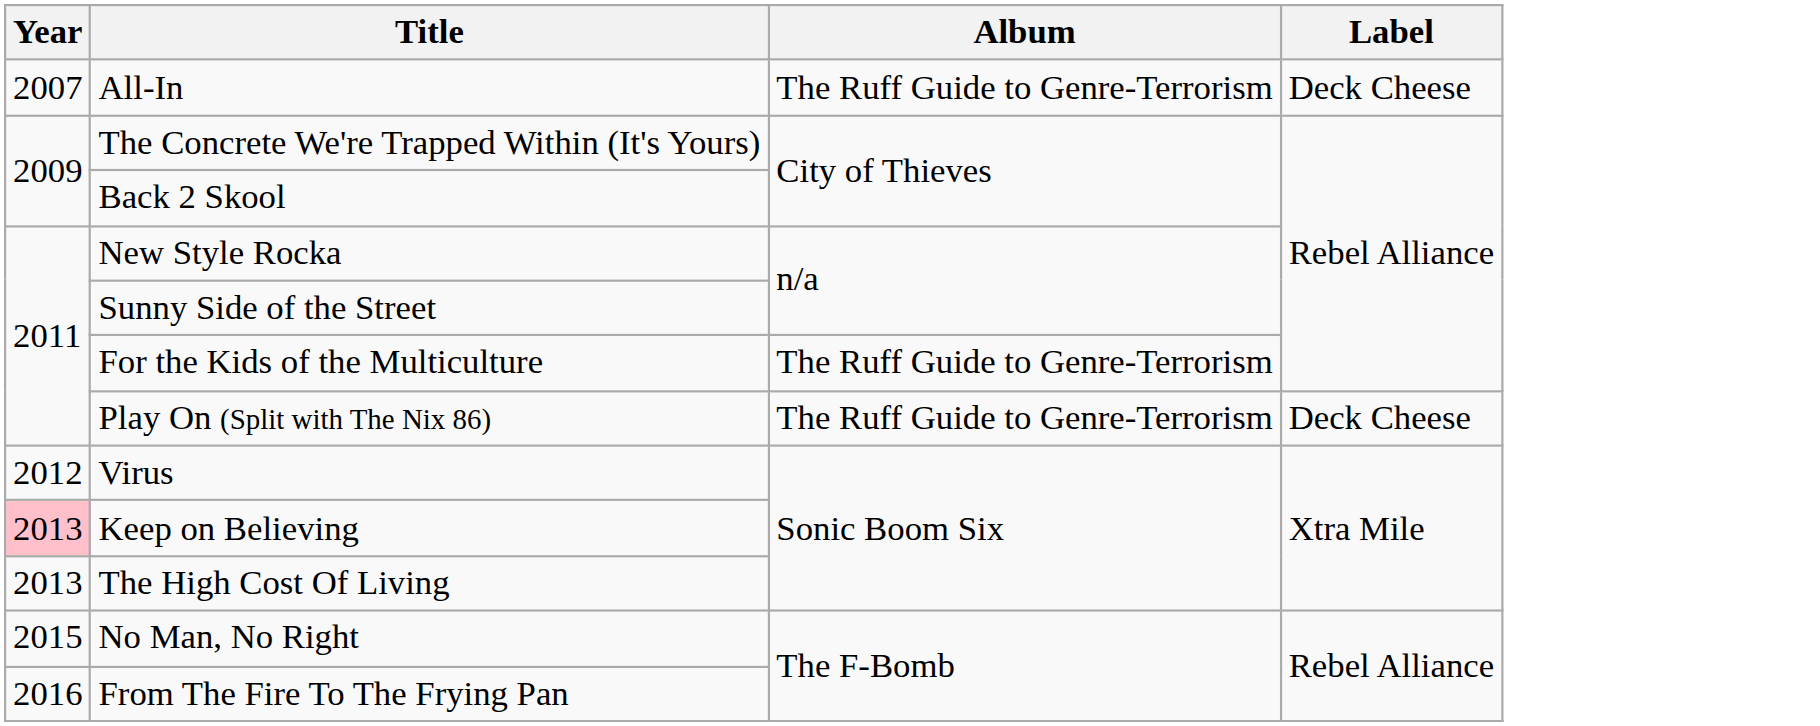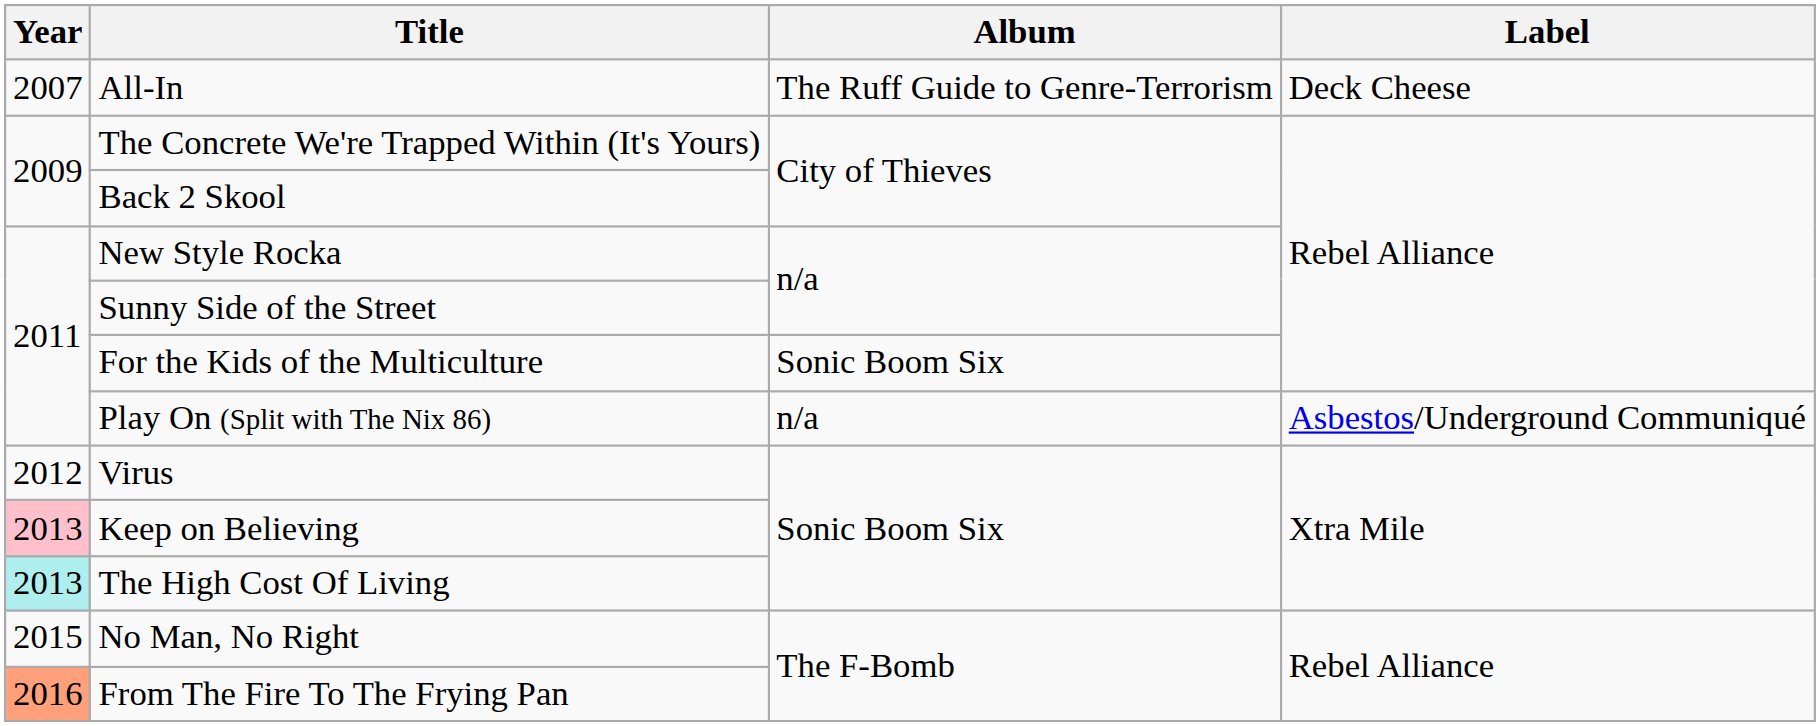(1025, 362) The Ruff Guide to Genre-Terrorism -> (890, 362) Sonic Boom Six
(1025, 417) The Ruff Guide to Genre-Terrorism -> (798, 417) n/a
(1380, 417) Deck Cheese -> (1547, 417) Asbestos/Underground Communiqué
(48, 582) no background -> (48, 582) paleturquoise background
(48, 692) no background -> (48, 692) lightsalmon background
